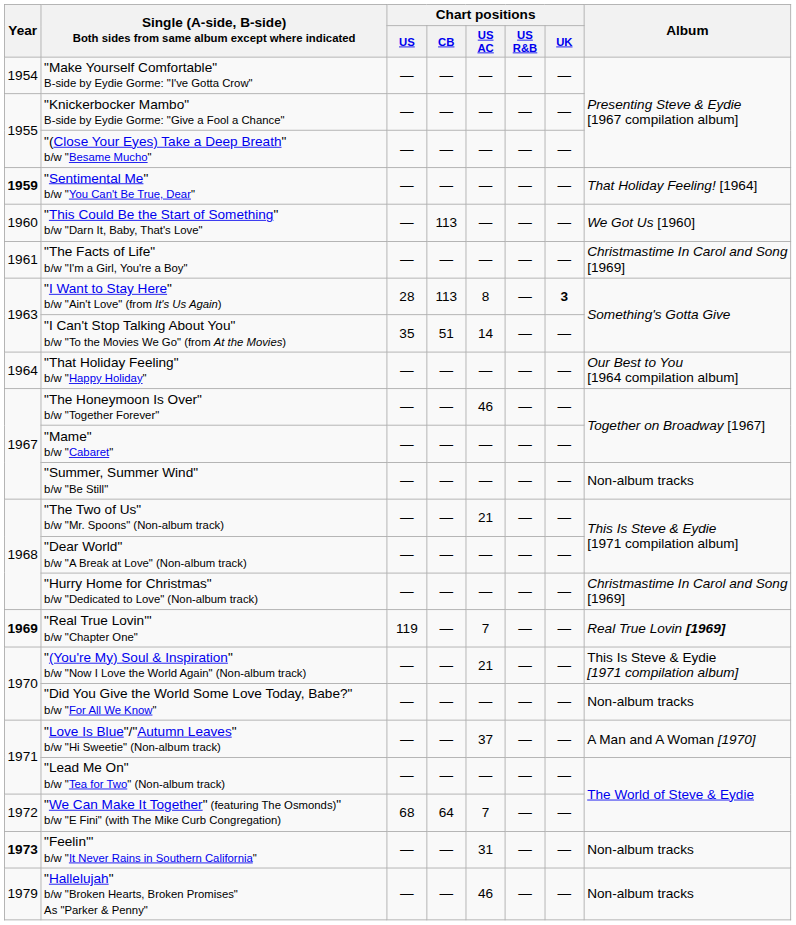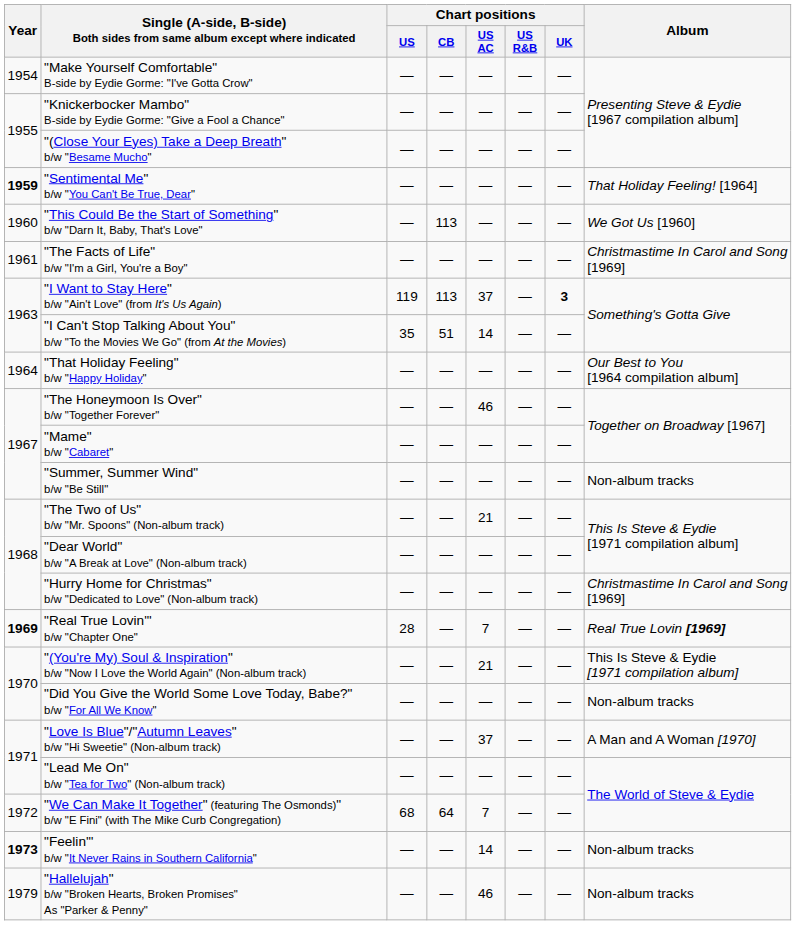(407, 296) 28 -> (407, 296) 119
(486, 296) 8 -> (486, 296) 37
(407, 628) 119 -> (407, 628) 28
(486, 849) 31 -> (486, 849) 14
